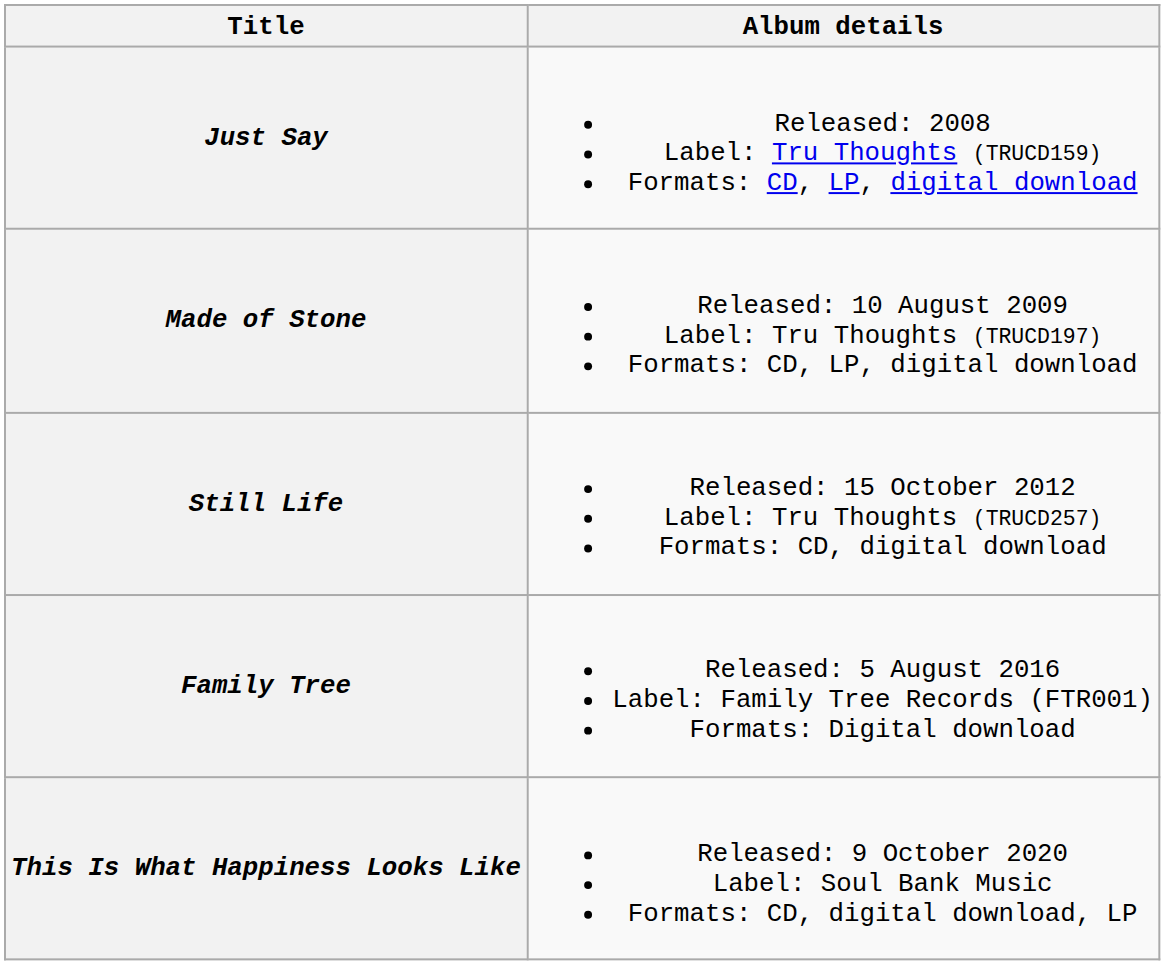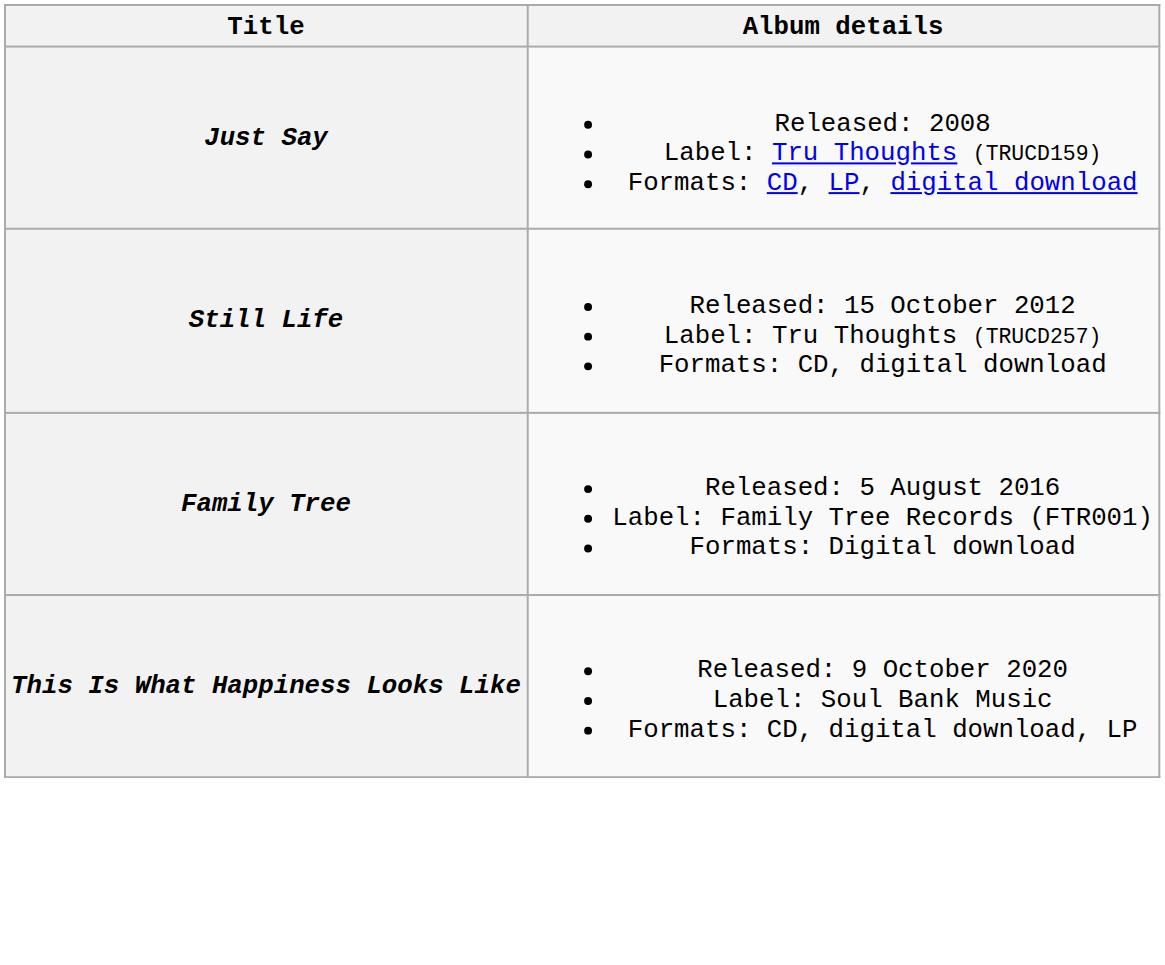- row: (266, 321)
